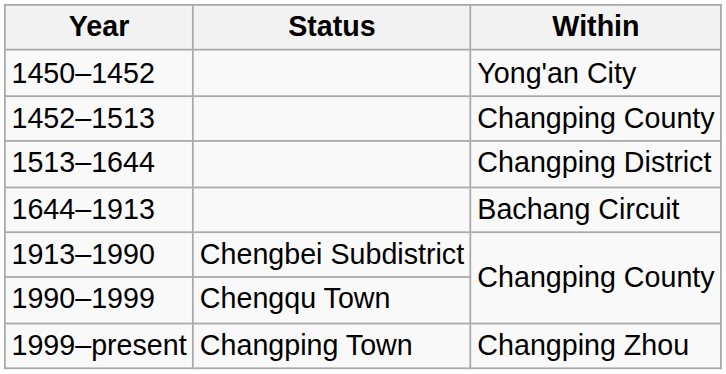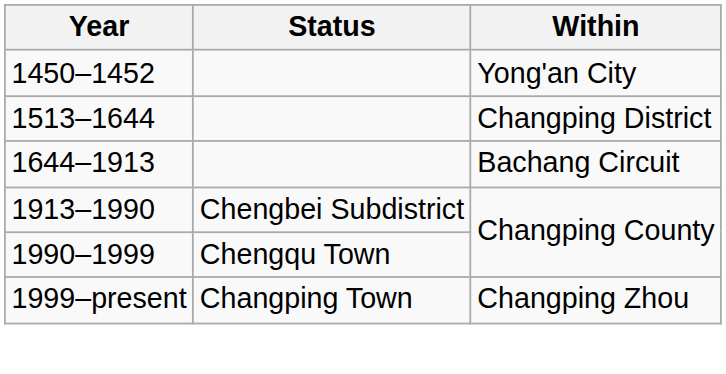- row: (83, 118)
